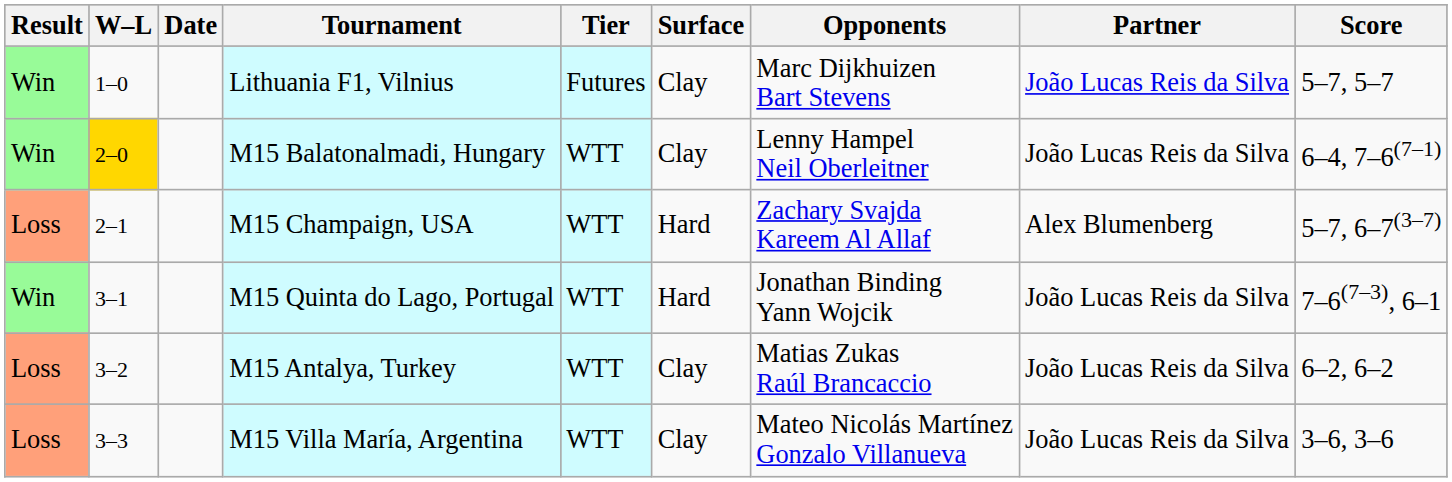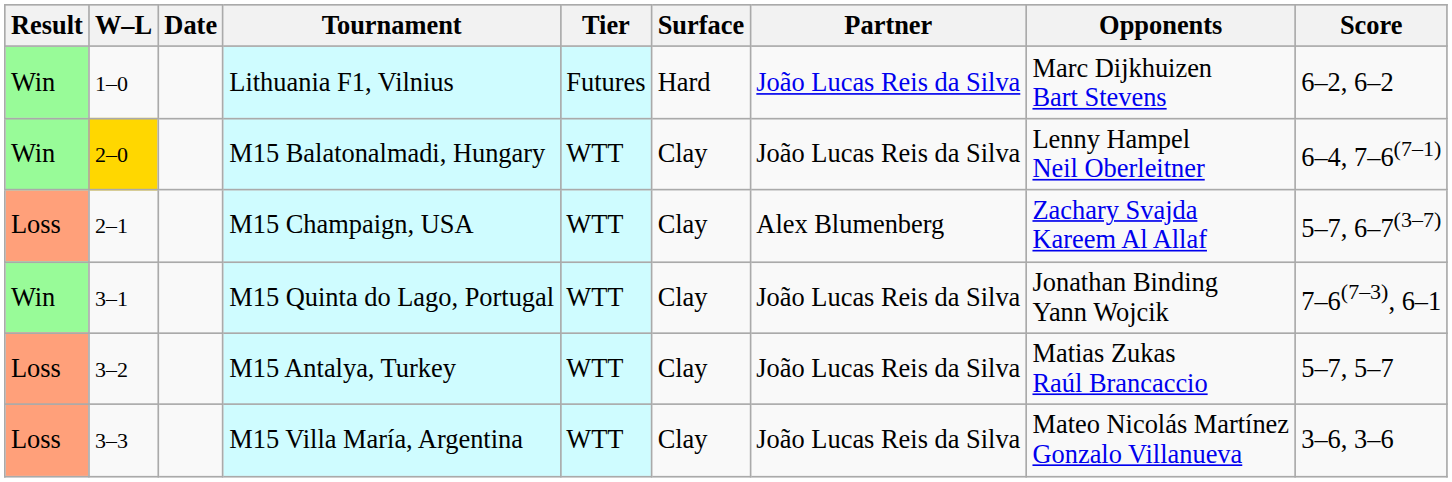columns swapped: (1157, 25) <-> (885, 25)
(683, 82) Clay -> (684, 82) Hard
(1347, 82) 5–7, 5–7 -> (1347, 82) 6–2, 6–2
(684, 225) Hard -> (683, 225) Clay
(684, 296) Hard -> (683, 296) Clay
(1347, 368) 6–2, 6–2 -> (1347, 368) 5–7, 5–7
